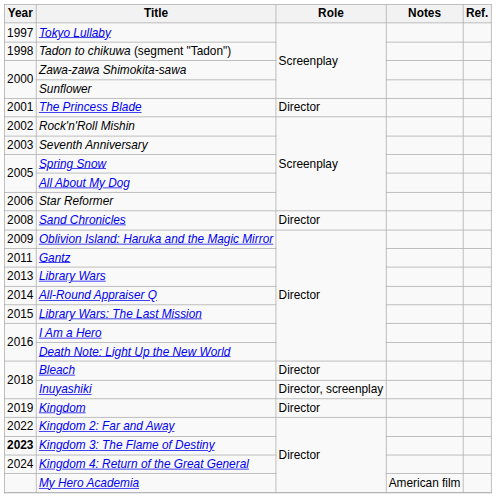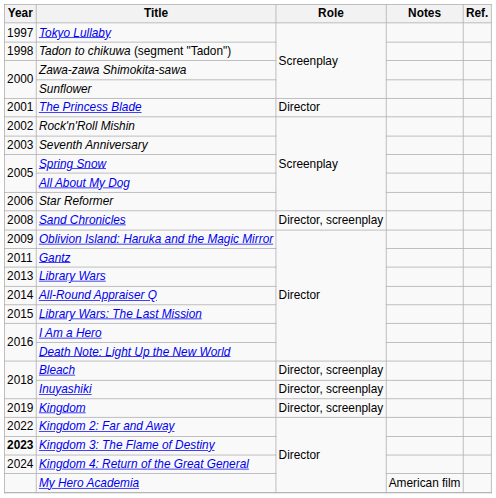(299, 220) Director -> (331, 220) Director, screenplay
(299, 370) Director -> (331, 370) Director, screenplay
(299, 408) Director -> (331, 408) Director, screenplay
